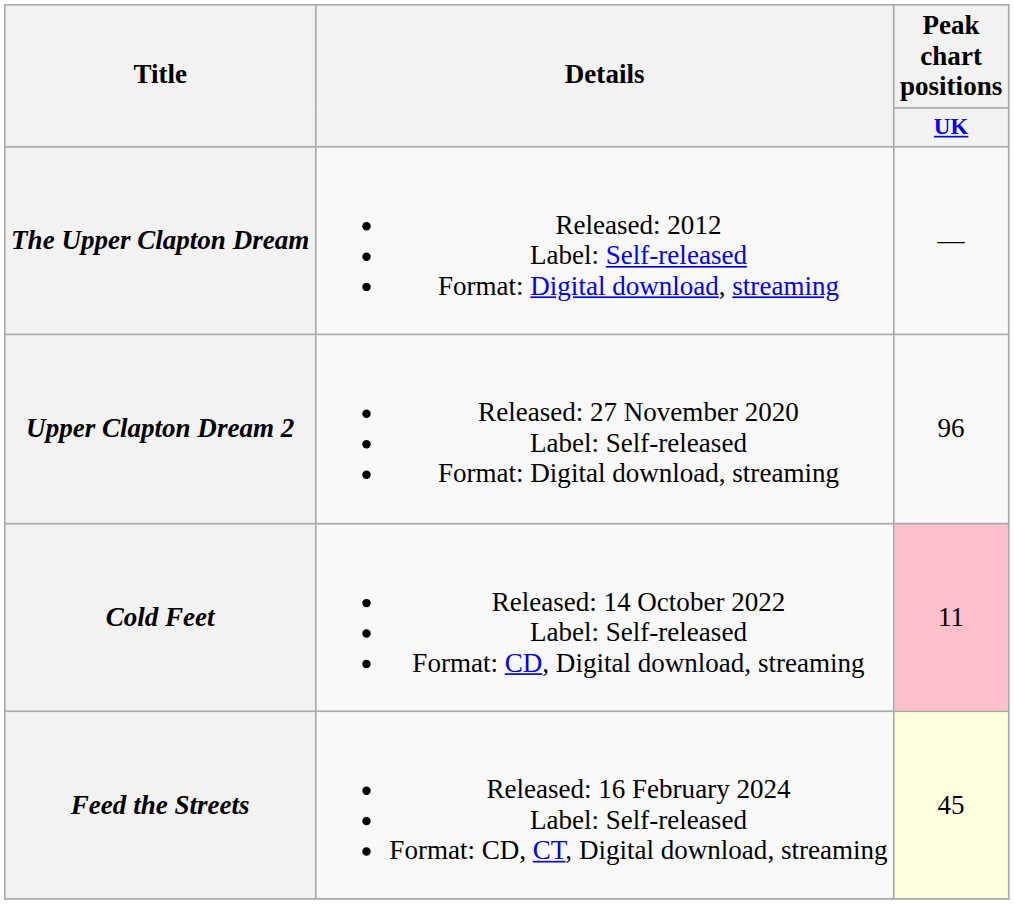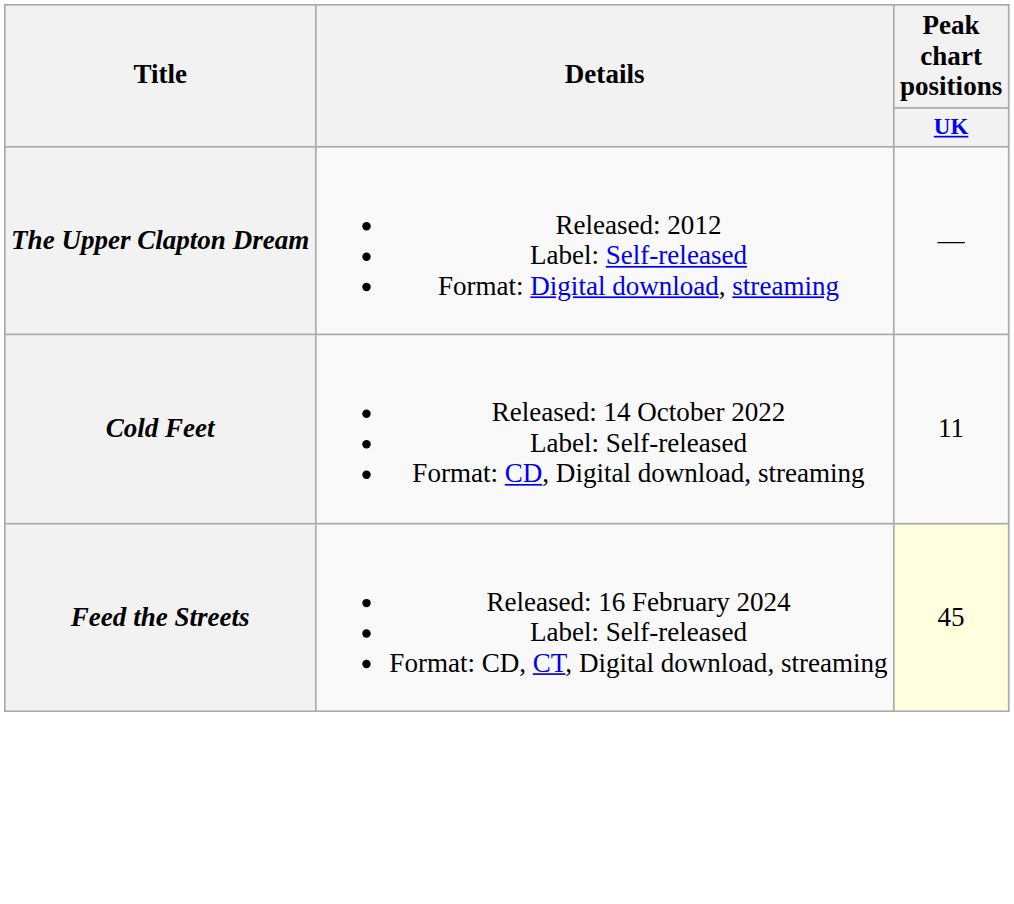- row: (160, 428)
(951, 616) pink background -> (951, 428) no background
